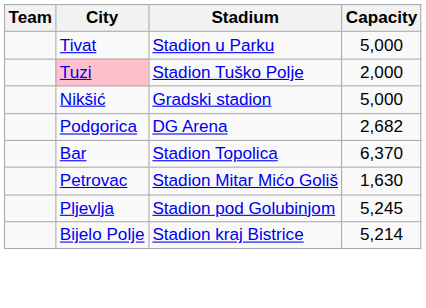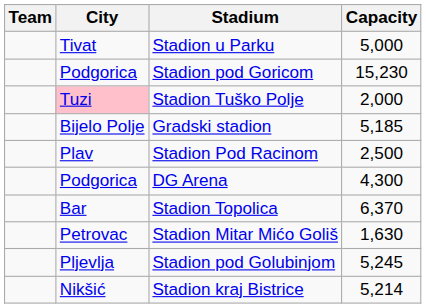+ row: (233, 72)
(83, 99) Nikšić -> (102, 126) Bijelo Polje
(382, 99) 5,000 -> (382, 126) 5,185
+ row: (235, 153)
(382, 126) 2,682 -> (382, 180) 4,300
(102, 235) Bijelo Polje -> (83, 289) Nikšić
